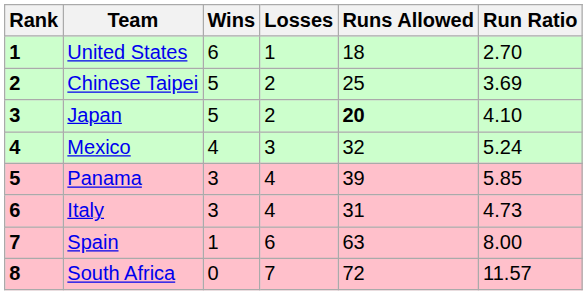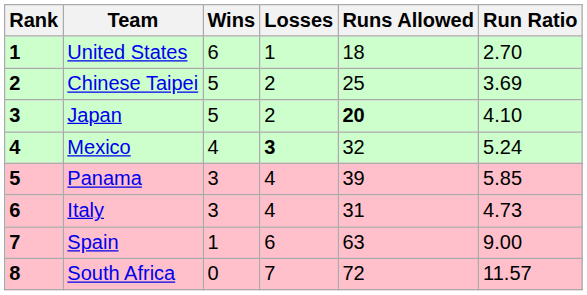(270, 147) normal -> (270, 147) bold
(503, 242) 8.00 -> (503, 242) 9.00
